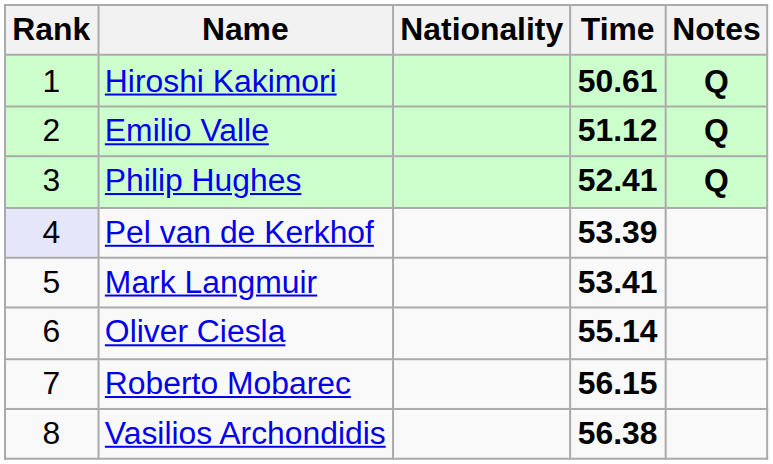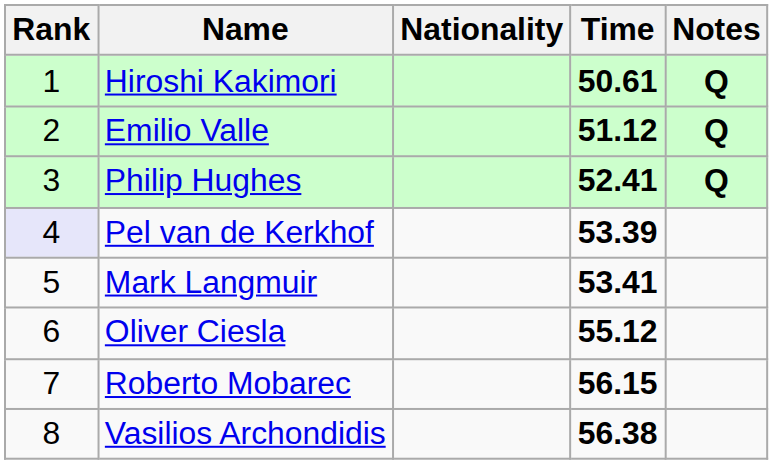(618, 332) 55.14 -> (618, 332) 55.12
